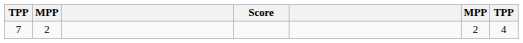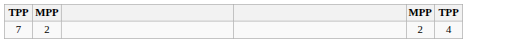- column: (261, 13)
